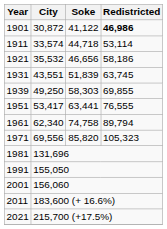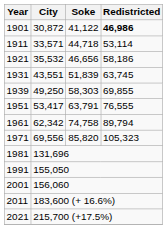(48, 43) 33,574 -> (48, 43) 33,571
(83, 106) 63,441 -> (83, 106) 63,791
(48, 122) 62,340 -> (48, 122) 62,342
